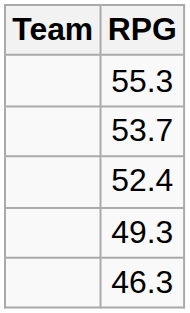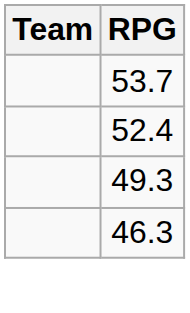- row: (142, 80)
